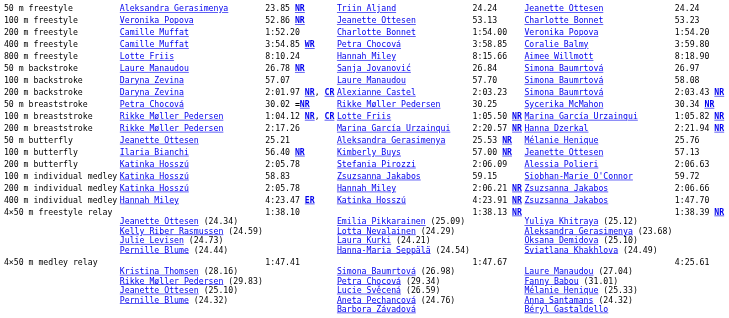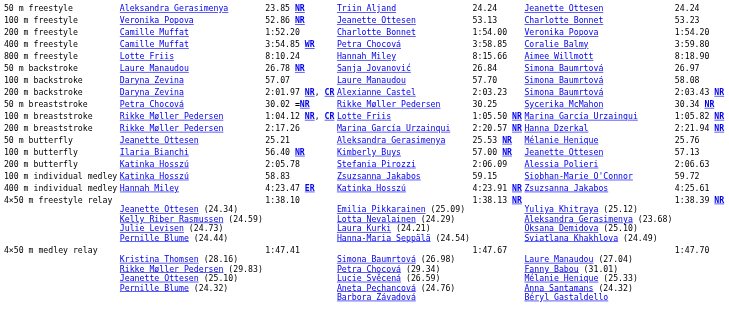- row: (61, 188)
(692, 200) 1:47.70 -> (692, 188) 4:25.61
(692, 262) 4:25.61 -> (692, 250) 1:47.70
